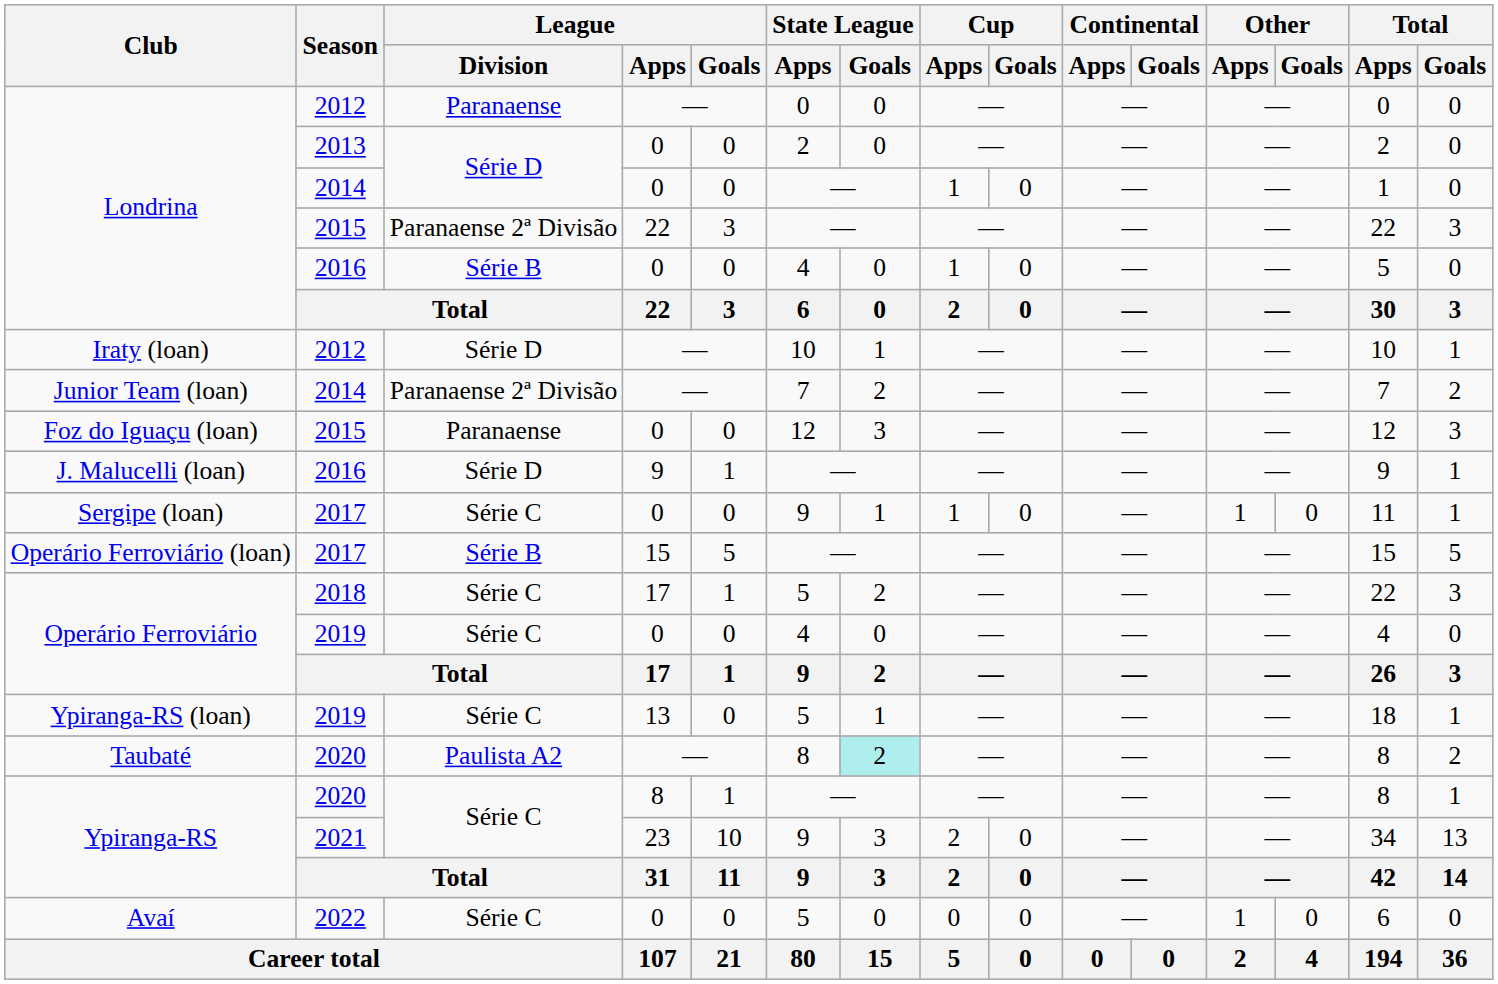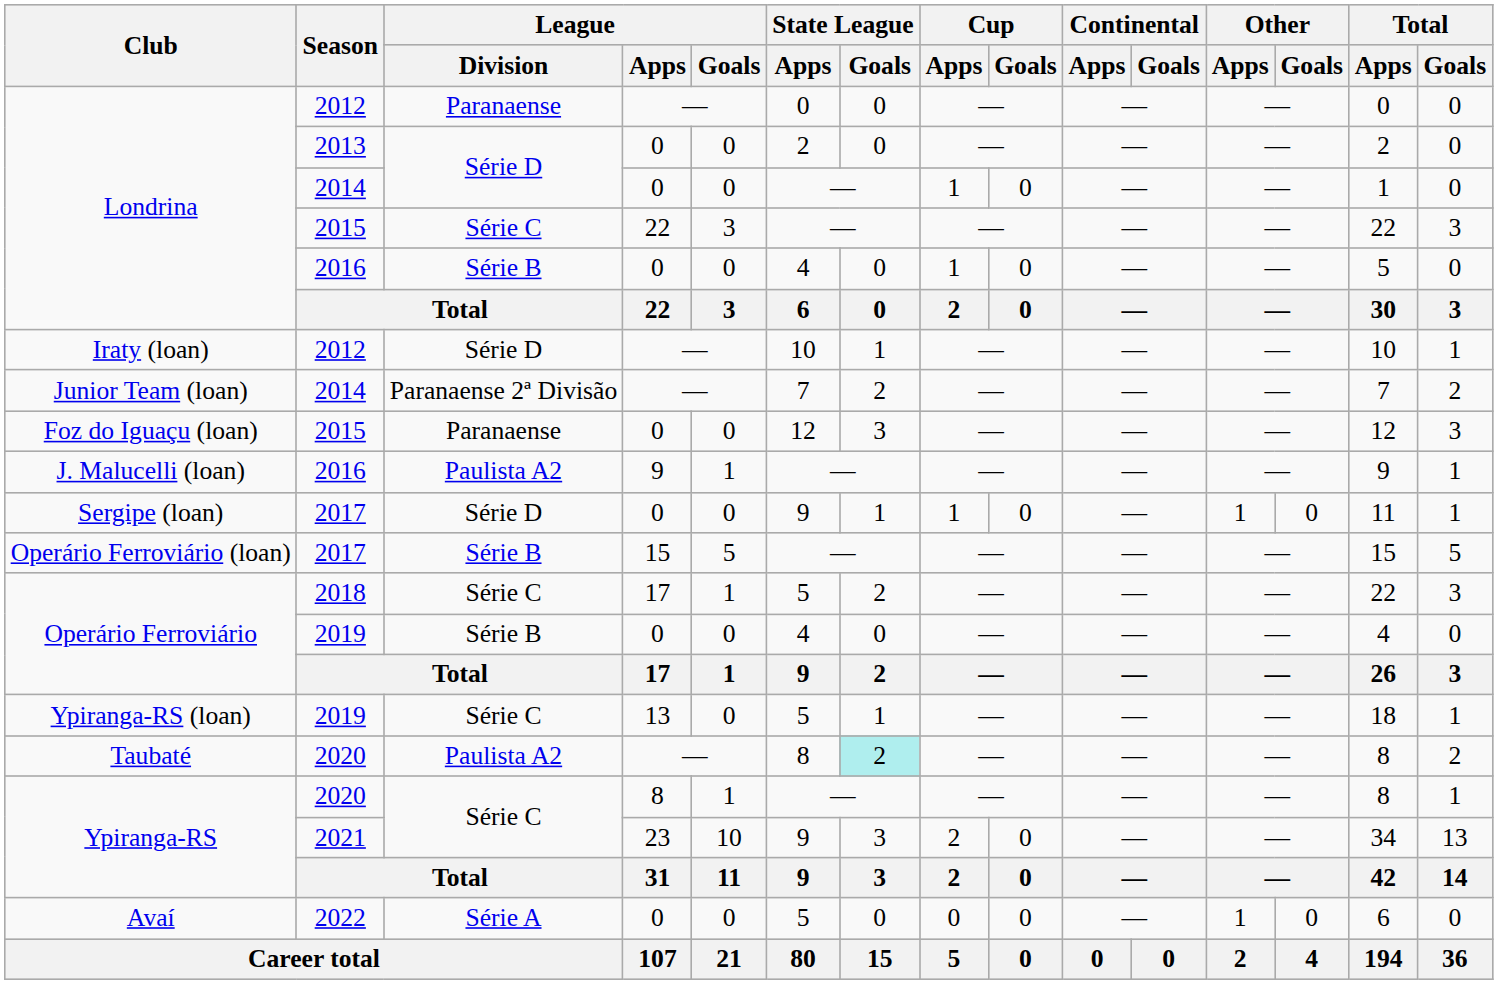(504, 227) Paranaense 2ª Divisão -> (503, 227) Série C
(504, 471) Série D -> (504, 471) Paulista A2
(503, 512) Série C -> (504, 512) Série D
(503, 633) Série C -> (503, 633) Série B
(503, 918) Série C -> (503, 918) Série A
